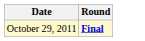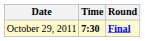+ column: (92, 12)
